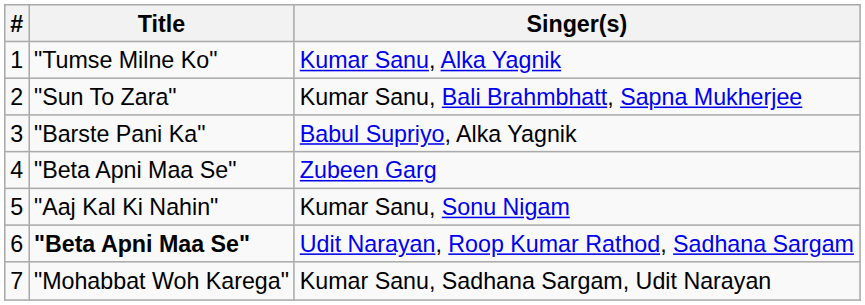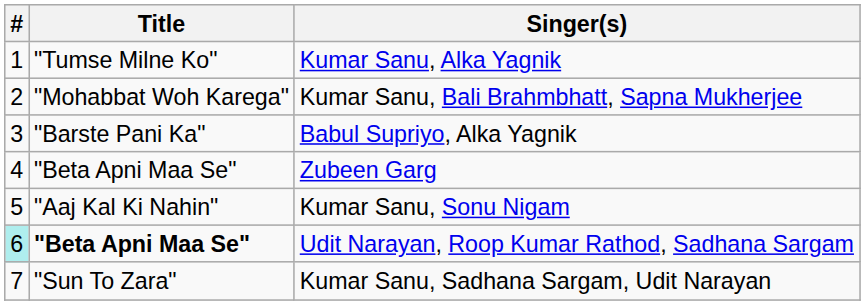(105, 97) "Sun To Zara" -> (161, 97) "Mohabbat Woh Karega"
(17, 244) no background -> (17, 244) paleturquoise background
(161, 281) "Mohabbat Woh Karega" -> (105, 281) "Sun To Zara"
